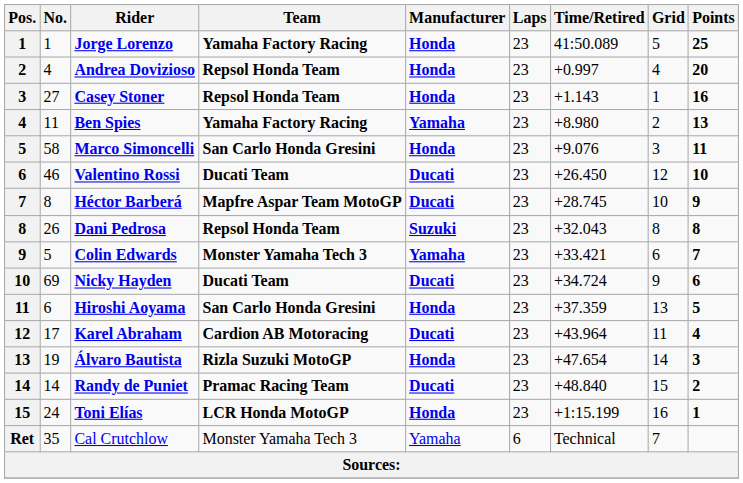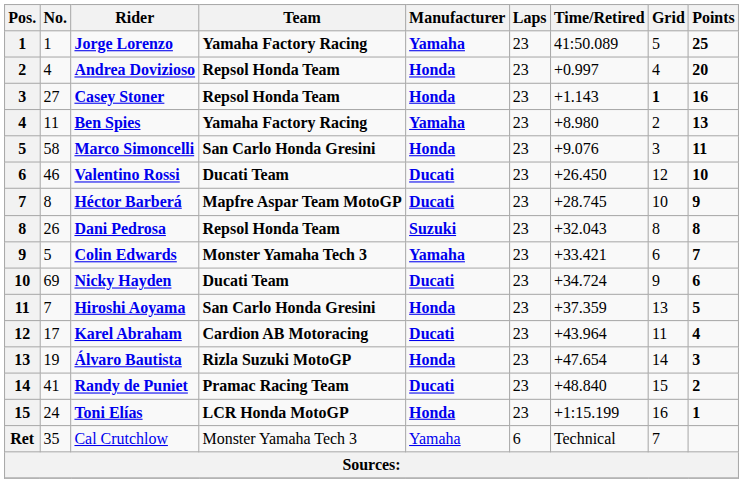(432, 44) Honda -> (437, 44) Yamaha
(656, 96) normal -> (656, 96) bold
(48, 307) 6 -> (48, 307) 7
(52, 386) 14 -> (52, 386) 41
